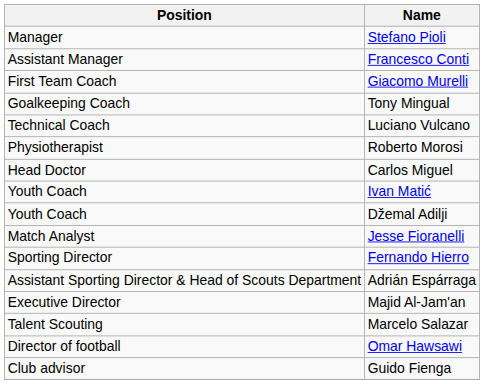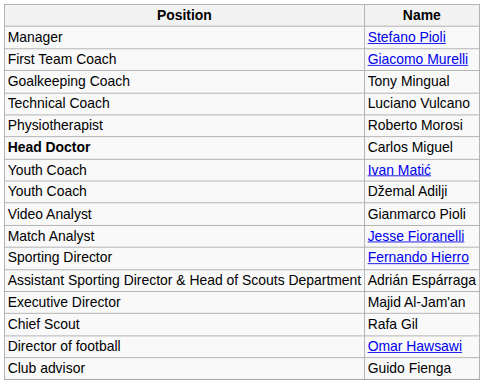- row: (418, 59)
(47, 170) normal -> (49, 147) bold
+ row: (417, 214)
- row: (418, 324)
+ row: (393, 324)
